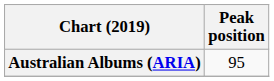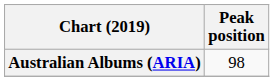(237, 62) 95 -> (237, 62) 98
